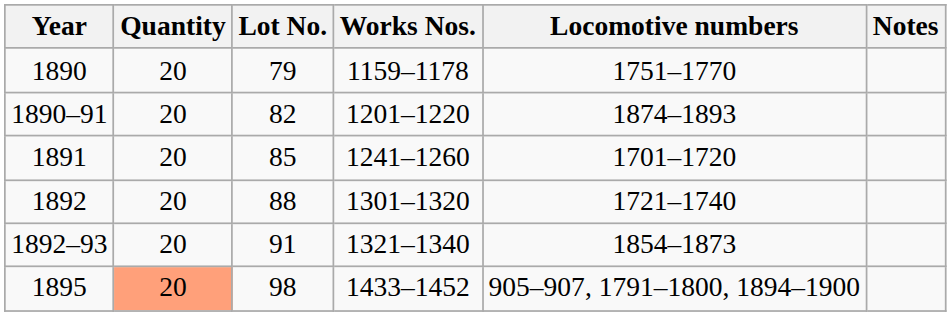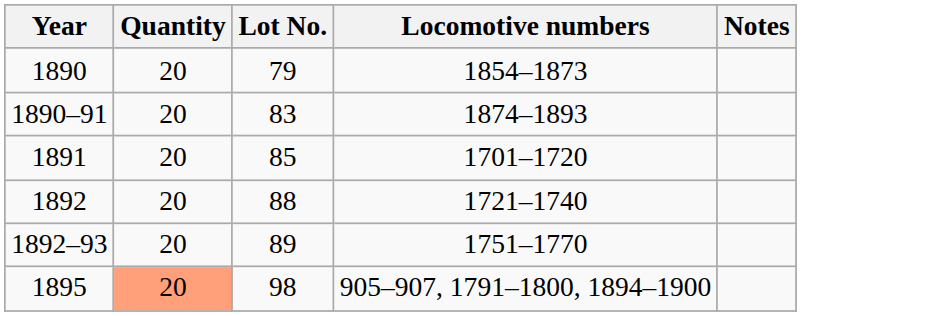- column: (408, 26)
(674, 69) 1751–1770 -> (526, 69) 1854–1873
(283, 113) 82 -> (283, 113) 83
(283, 244) 91 -> (283, 244) 89
(674, 244) 1854–1873 -> (526, 244) 1751–1770
